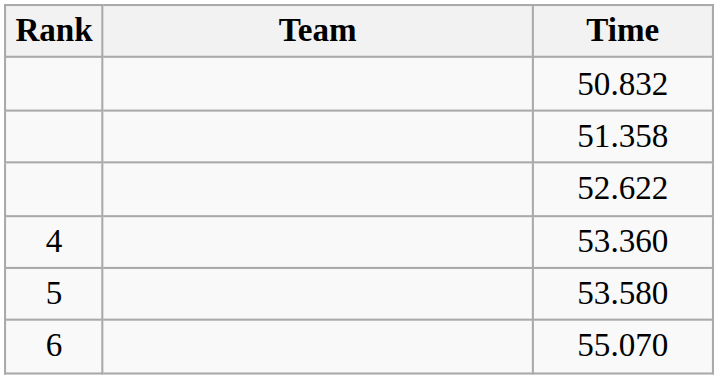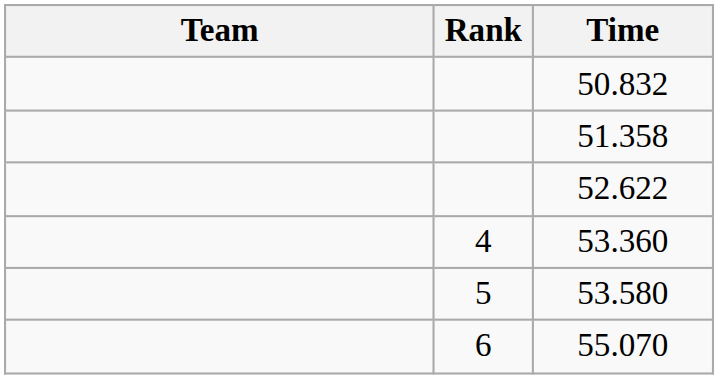columns swapped: (54, 30) <-> (318, 30)
